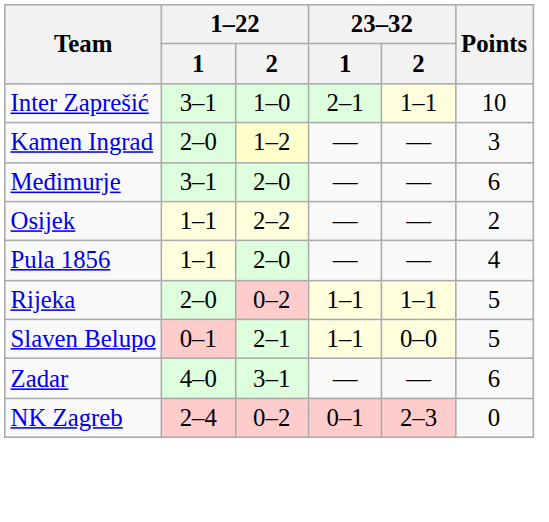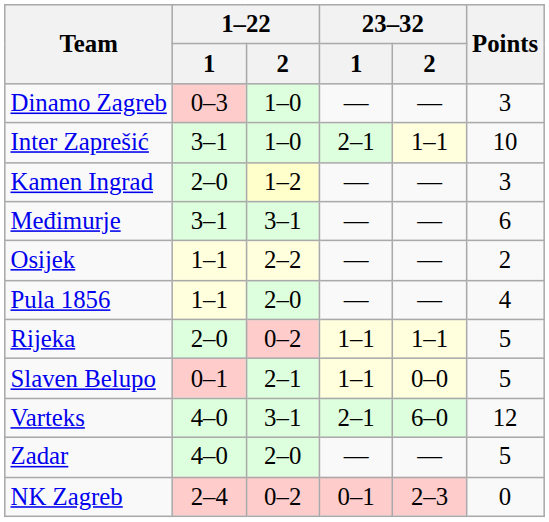+ row: (89, 102)
(272, 181) 2–0 -> (283, 220) 3–1
+ row: (48, 417)
(272, 378) 3–1 -> (283, 456) 2–0
(494, 378) 6 -> (505, 456) 5
